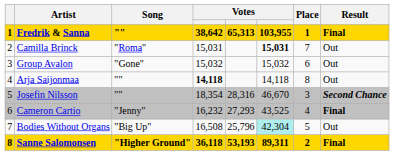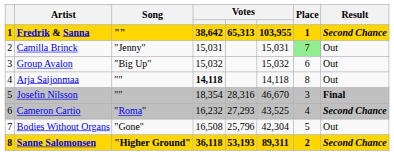(334, 32) Final -> (355, 32) Second Chance
(130, 48) "Roma" -> (130, 48) "Jenny"
(275, 48) bold -> (275, 48) normal
(307, 48) no background -> (307, 48) lightgreen background
(129, 64) "Gone" -> (133, 64) "Big Up"
(355, 95) Second Chance -> (334, 95) Final
(130, 111) "Jenny" -> (130, 111) "Roma"
(334, 111) Final -> (355, 111) Second Chance
(133, 127) "Big Up" -> (129, 127) "Gone"
(275, 127) paleturquoise background -> (275, 127) no background
(334, 142) Final -> (355, 142) Second Chance
